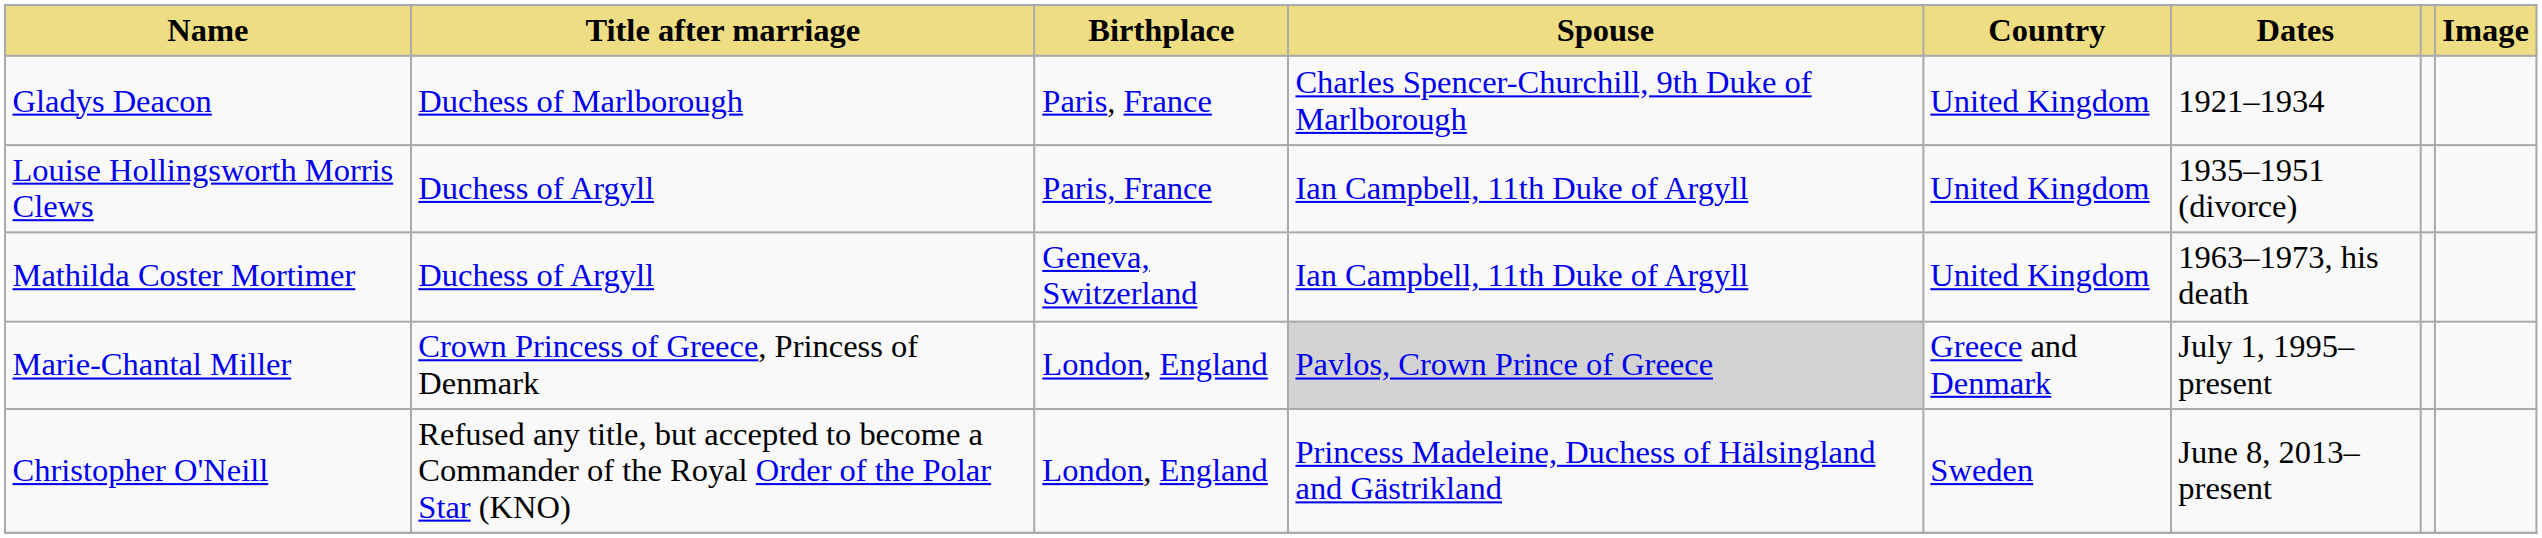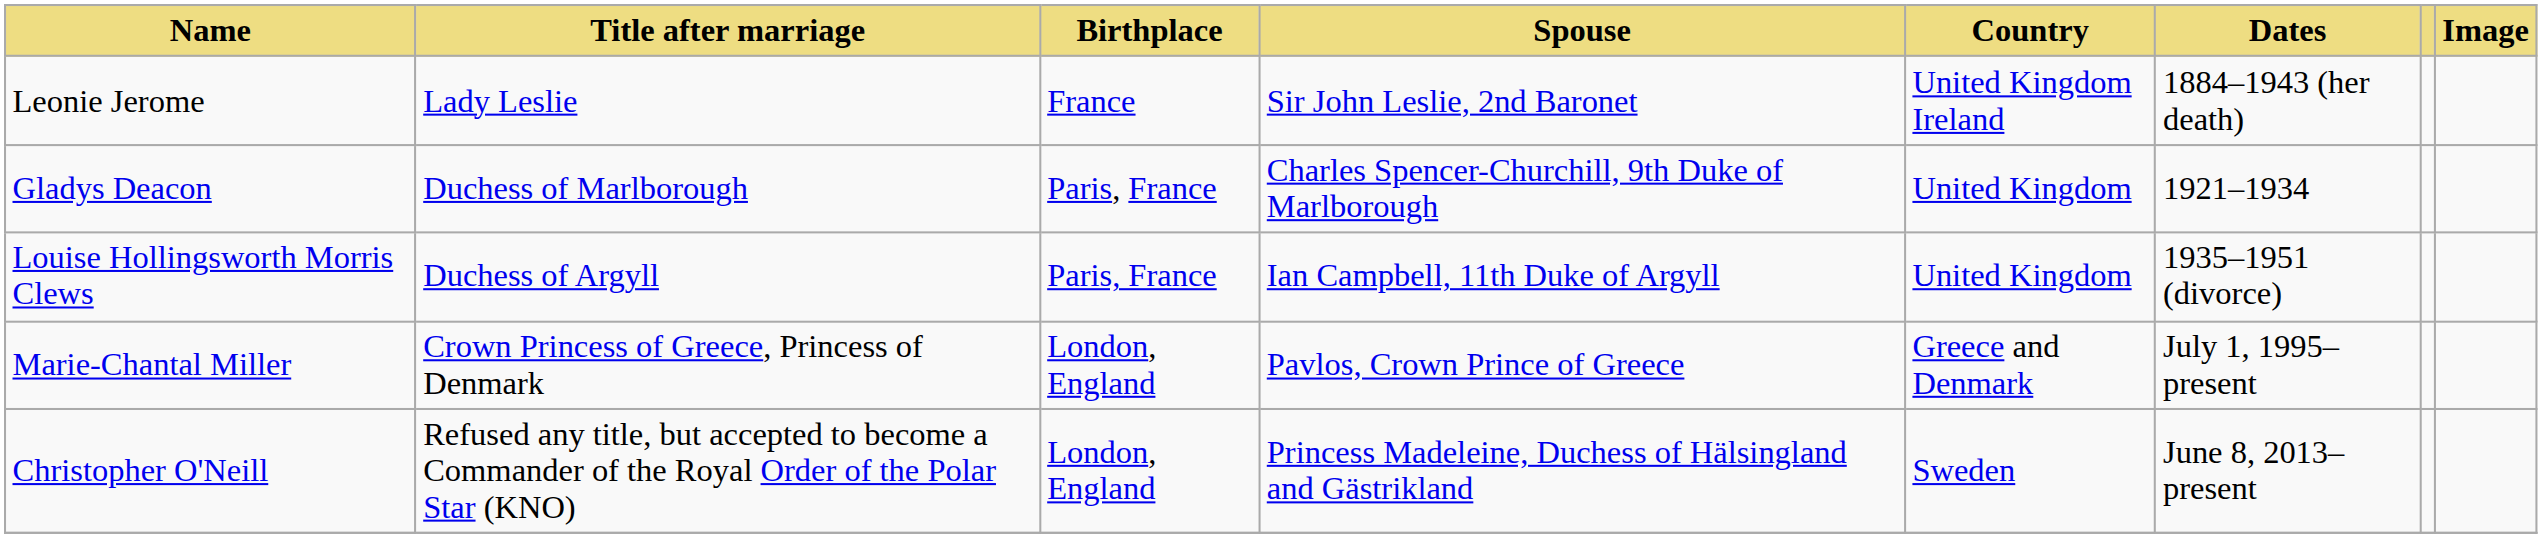+ row: (109, 100)
- row: (184, 276)
(1504, 364) lightgrey background -> (1476, 364) no background
